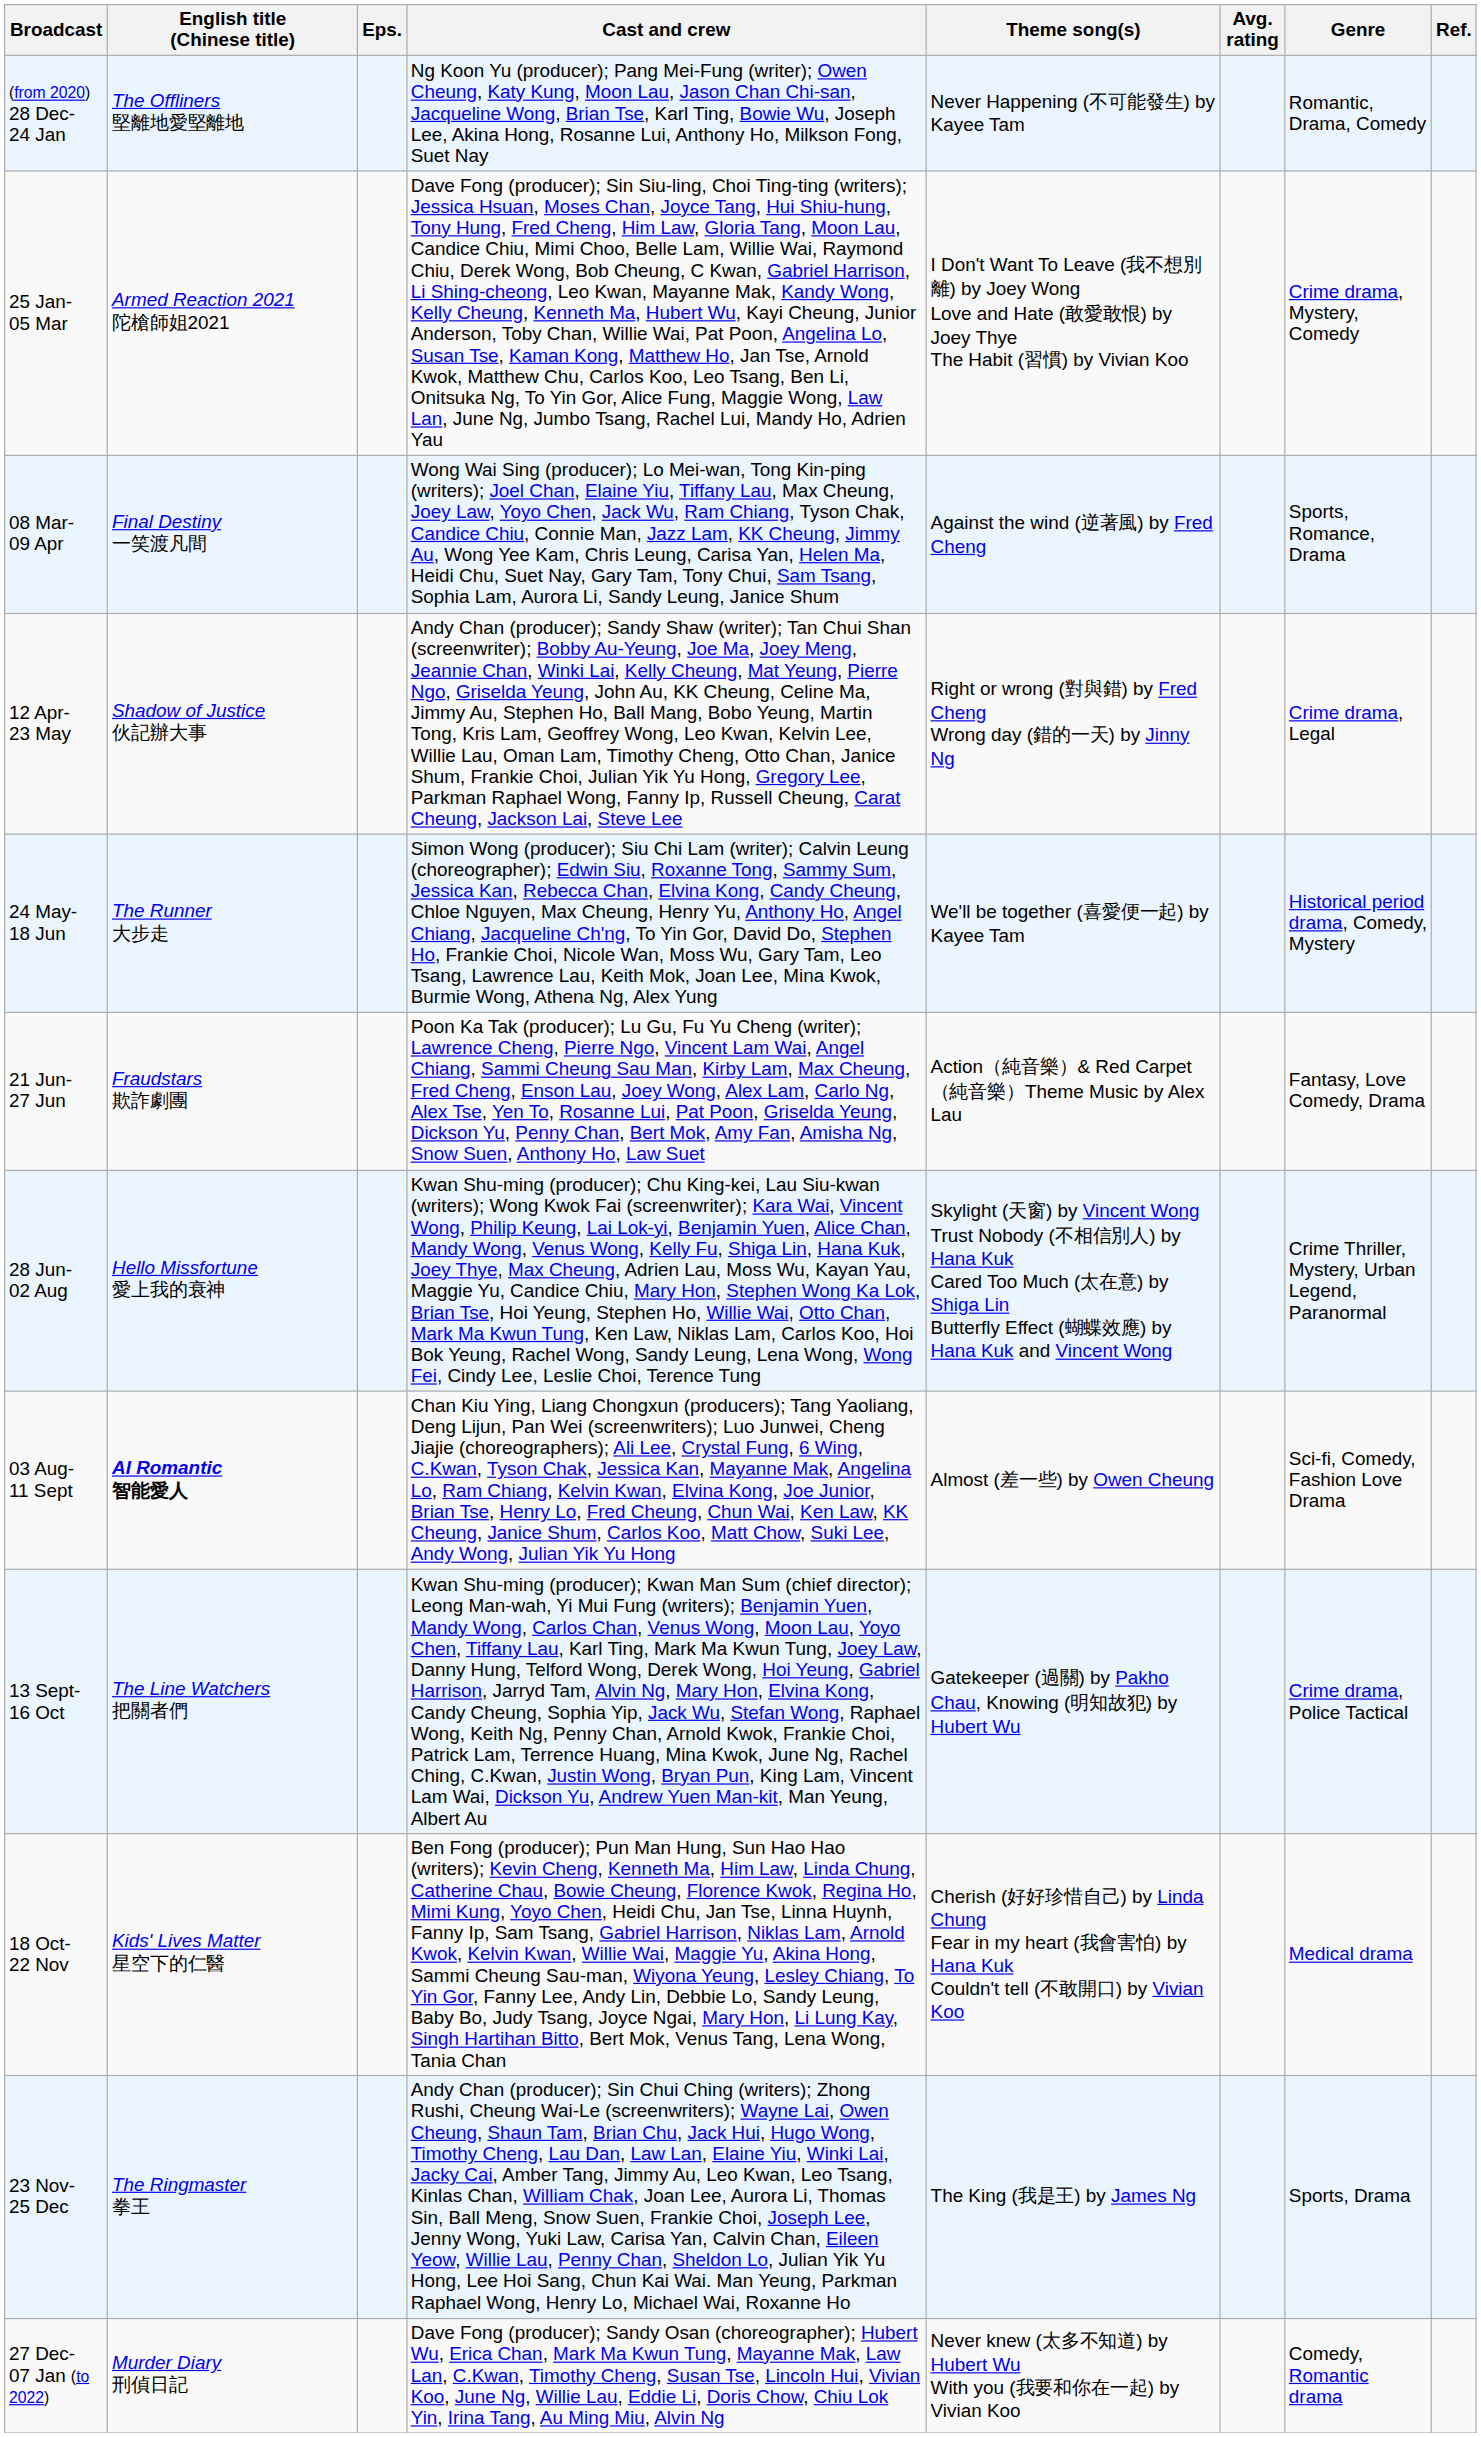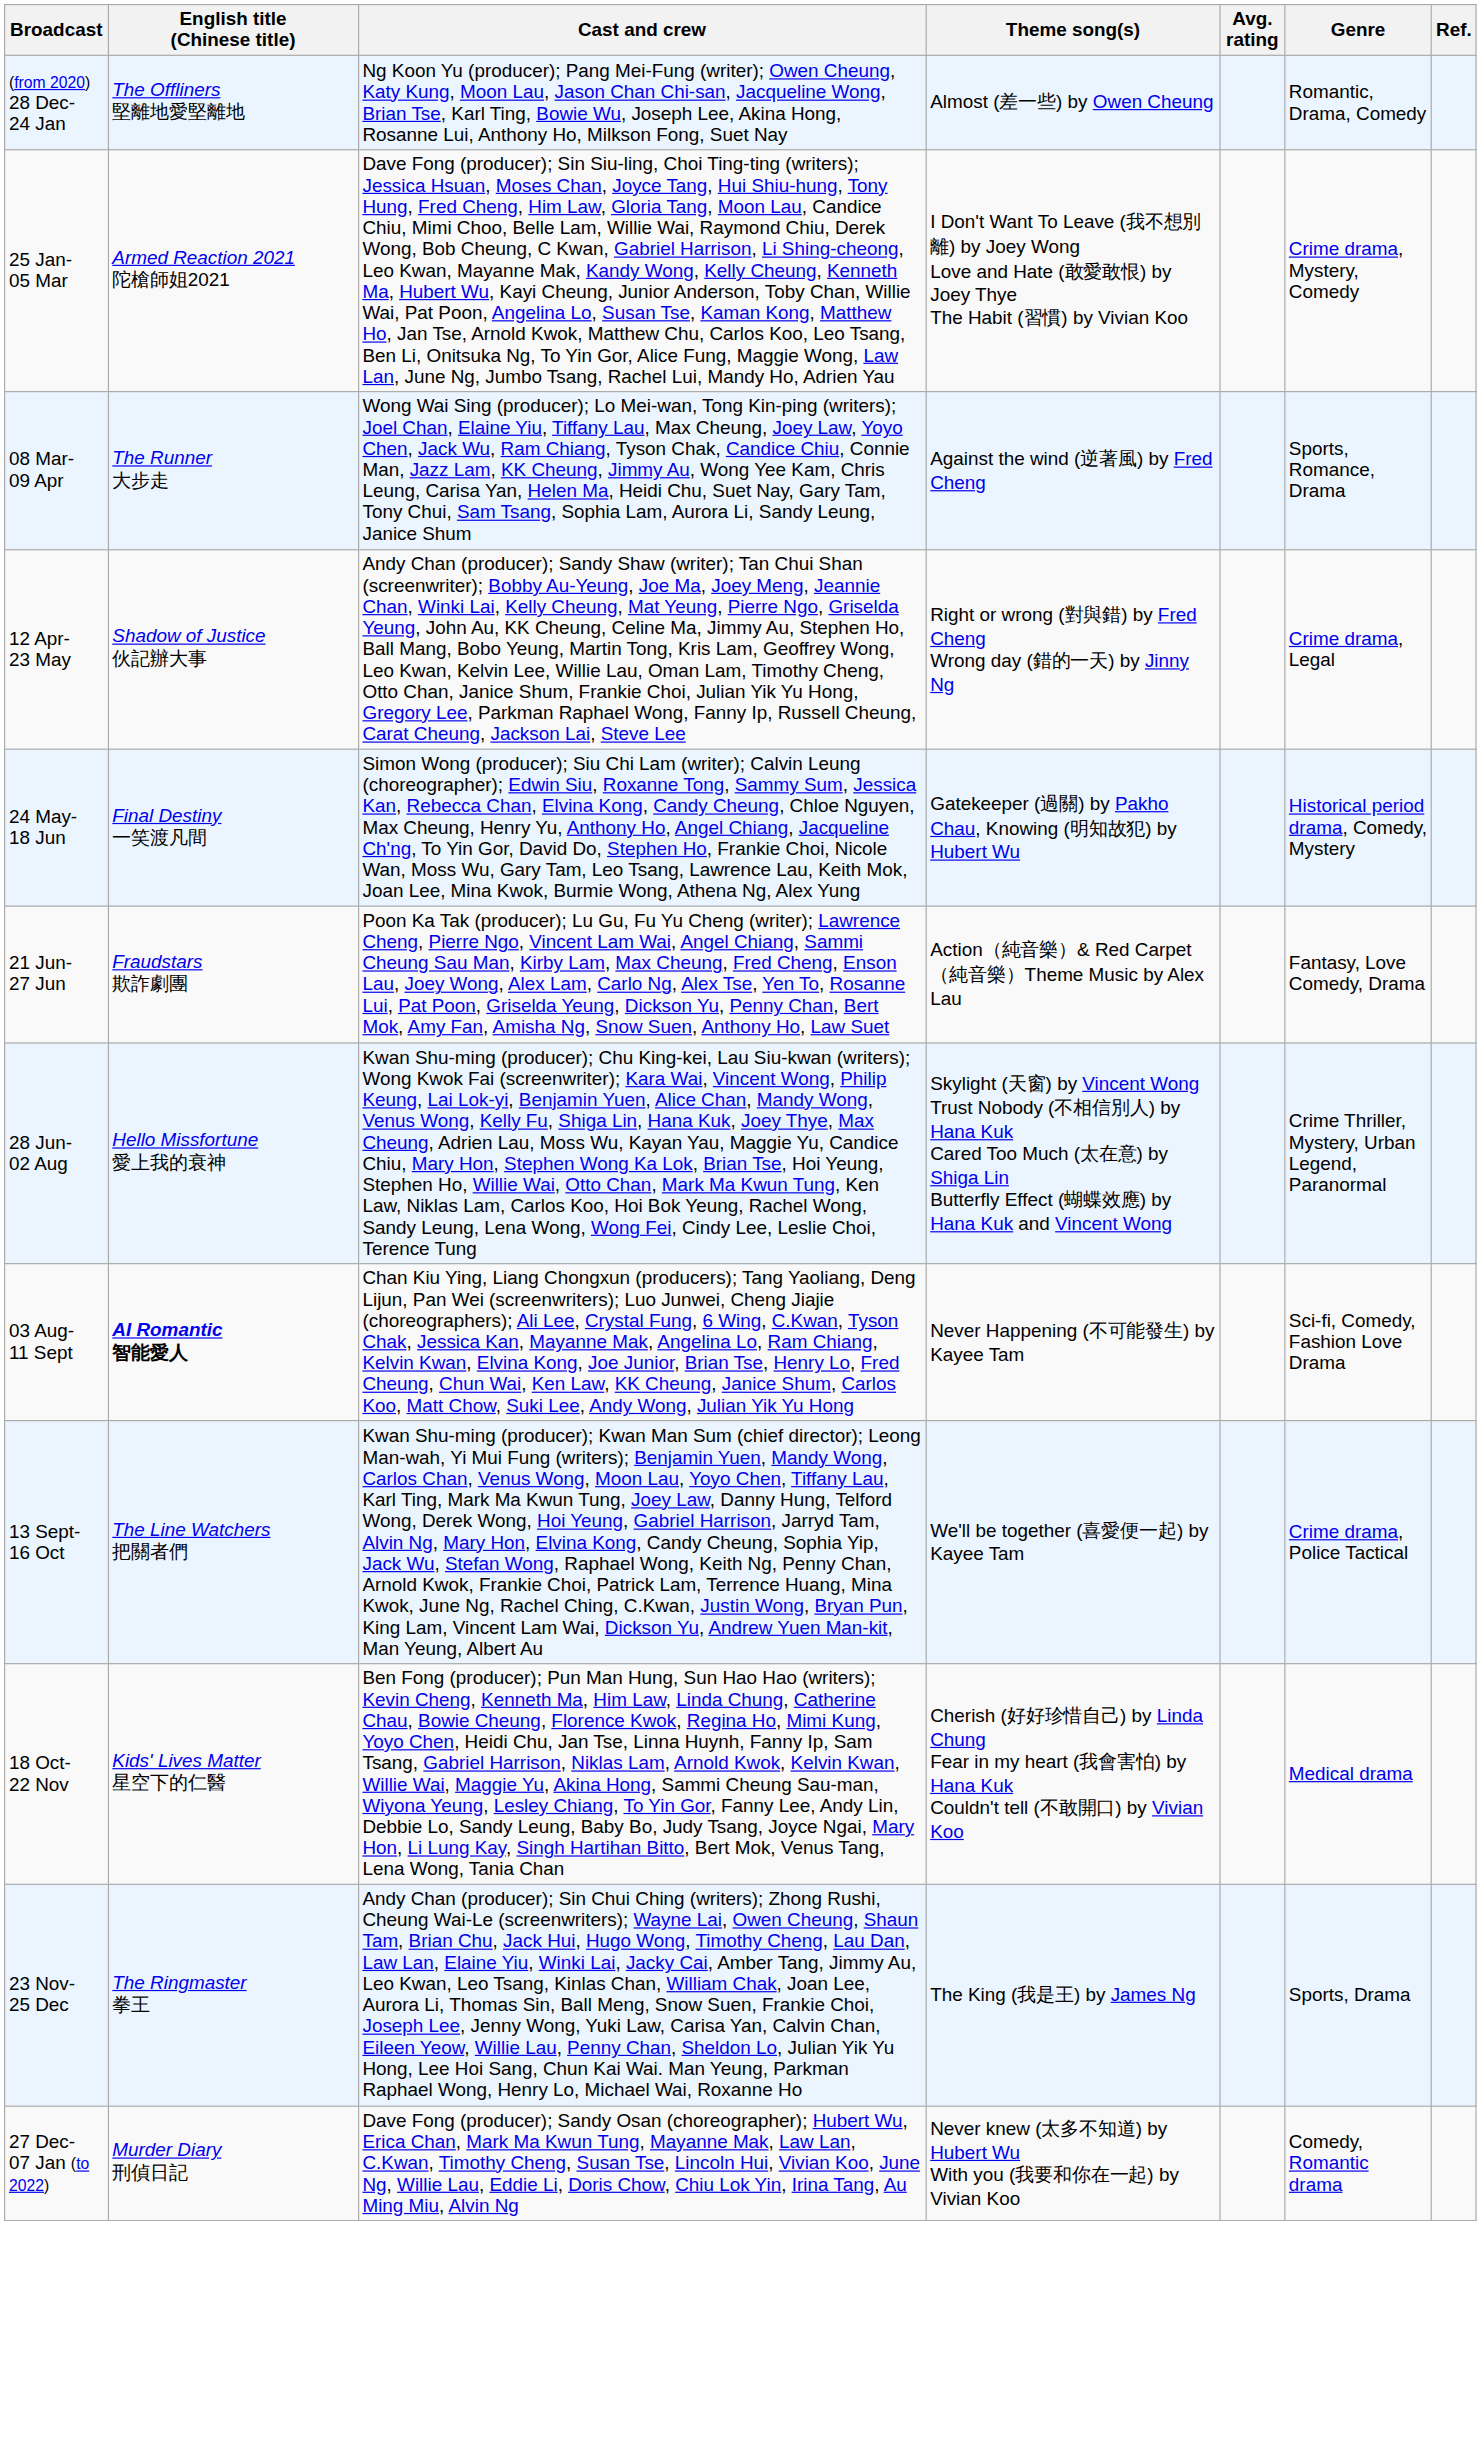- column: (382, 30)
(1073, 113) Never Happening (不可能發生) by Kayee Tam -> (1072, 101) Almost (差一些) by Owen Cheung
(167, 532) Final Destiny 一笑渡凡間 -> (162, 469) The Runner 大步走
(162, 922) The Runner 大步走 -> (167, 826) Final Destiny 一笑渡凡間
(1070, 923) We'll be together (喜愛便一起) by Kayee Tam -> (1053, 828) Gatekeeper (過關) by Pakho Chau, Knowing (明知故犯) by Hubert Wu
(1072, 1479) Almost (差一些) by Owen Cheung -> (1072, 1342) Never Happening (不可能發生) by Kayee Tam
(1054, 1702) Gatekeeper (過關) by Pakho Chau, Knowing (明知故犯) by Hubert Wu -> (1069, 1542) We'll be together (喜愛便一起) by Kayee Tam
